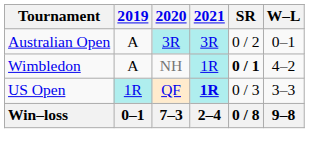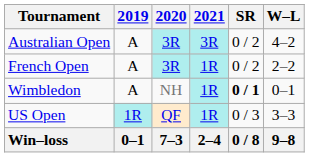(284, 41) 0–1 -> (284, 41) 4–2
+ row: (48, 66)
(284, 66) 4–2 -> (284, 90) 0–1
(209, 90) bold -> (209, 115) normal
